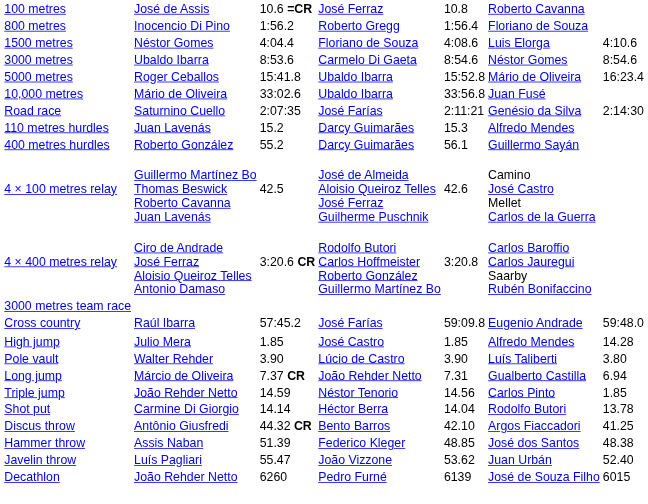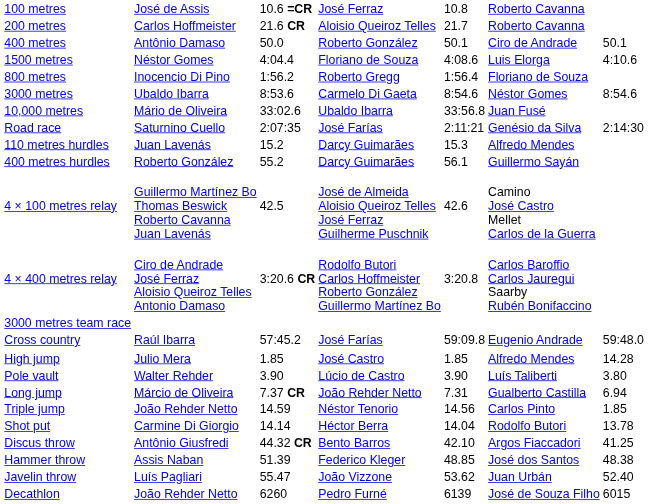+ row: (35, 26)
+ row: (35, 43)
rows swapped: (35, 26) <-> (39, 43)
- row: (39, 77)
